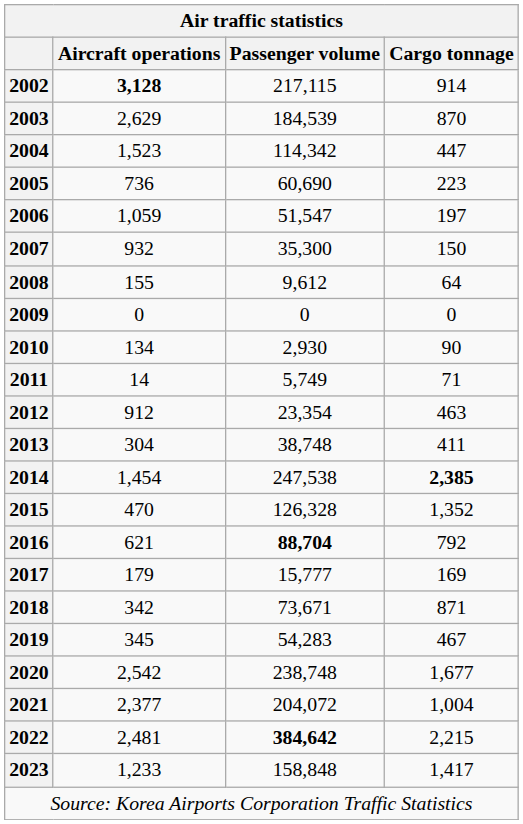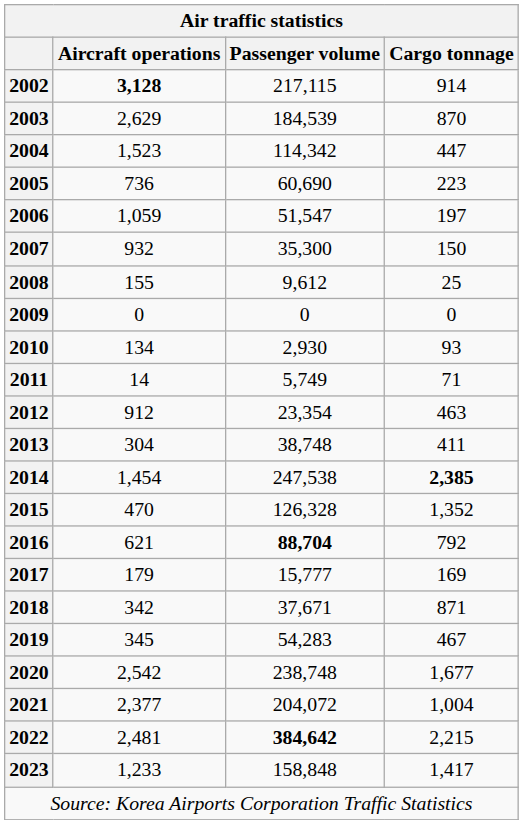(451, 281) 64 -> (451, 281) 25
(451, 346) 90 -> (451, 346) 93
(305, 607) 73,671 -> (305, 607) 37,671
